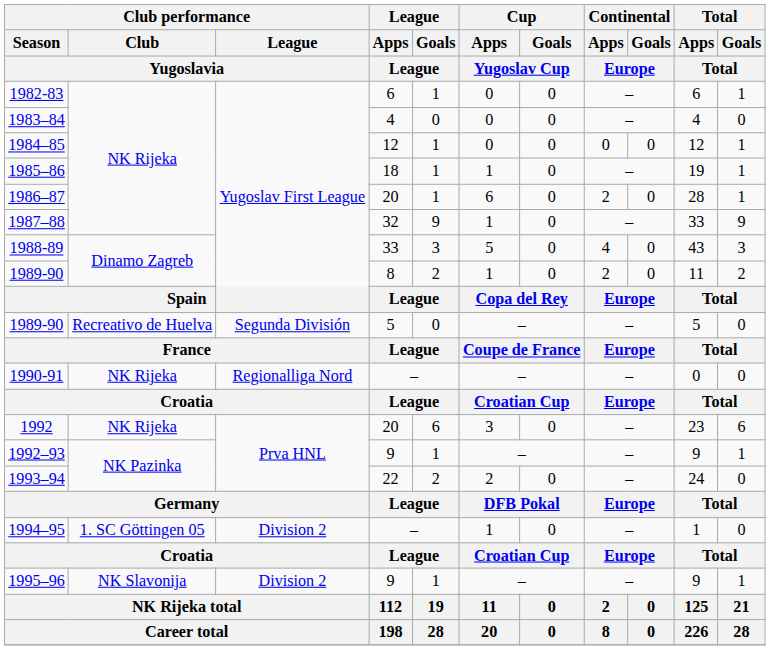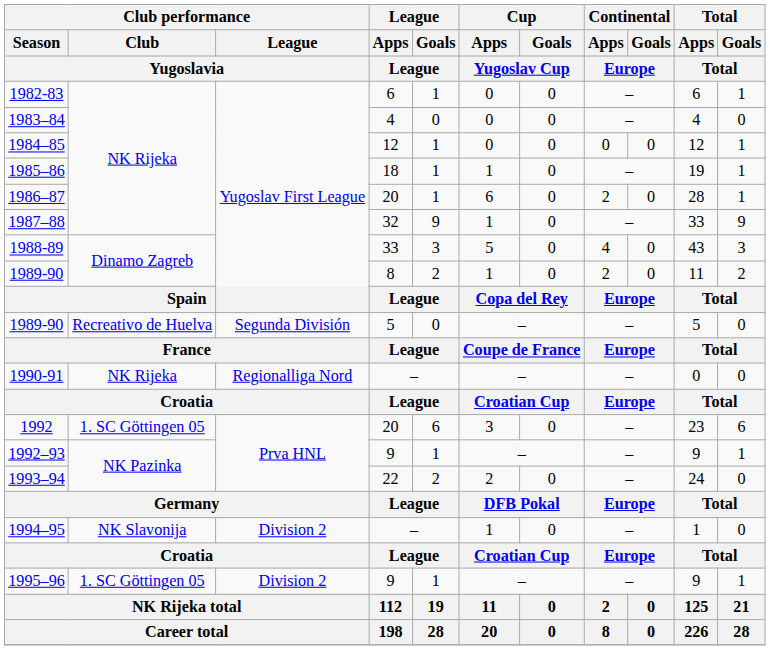(142, 427) NK Rijeka -> (142, 427) 1. SC Göttingen 05
(142, 529) 1. SC Göttingen 05 -> (142, 529) NK Slavonija
(142, 581) NK Slavonija -> (142, 581) 1. SC Göttingen 05
